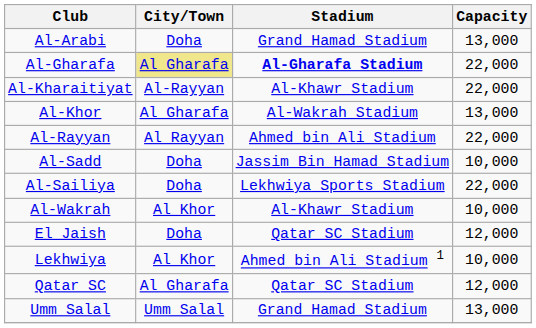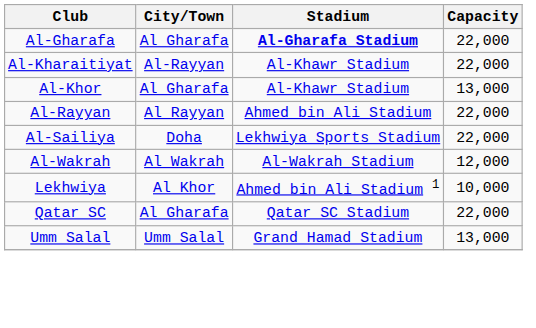- row: (70, 41)
(184, 65) khaki background -> (184, 41) no background
(342, 113) Al-Wakrah Stadium -> (338, 89) Al-Khawr Stadium
- row: (70, 162)
(184, 210) Al Khor -> (184, 162) Al Wakrah
(342, 210) Al-Khawr Stadium -> (338, 162) Al-Wakrah Stadium
(492, 210) 10,000 -> (483, 162) 12,000
- row: (70, 234)
(492, 286) 12,000 -> (483, 214) 22,000
